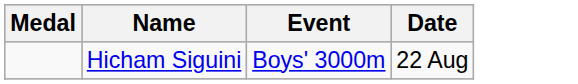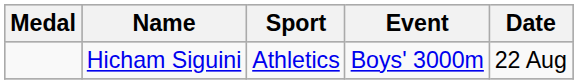+ column: (296, 24)
